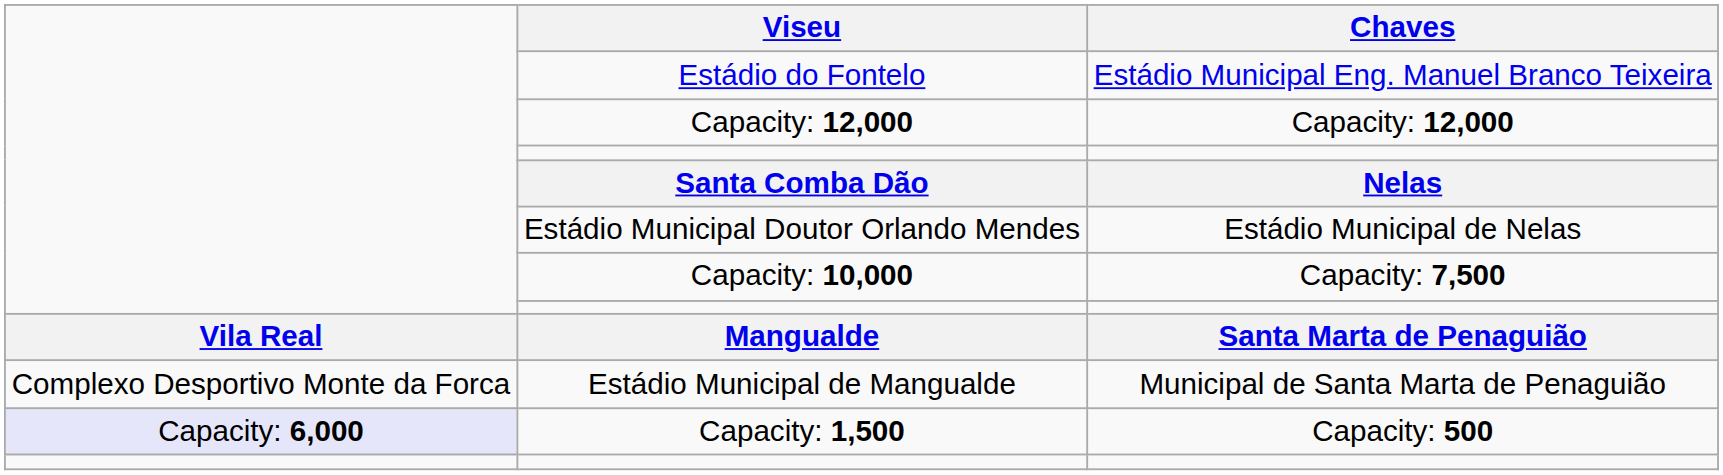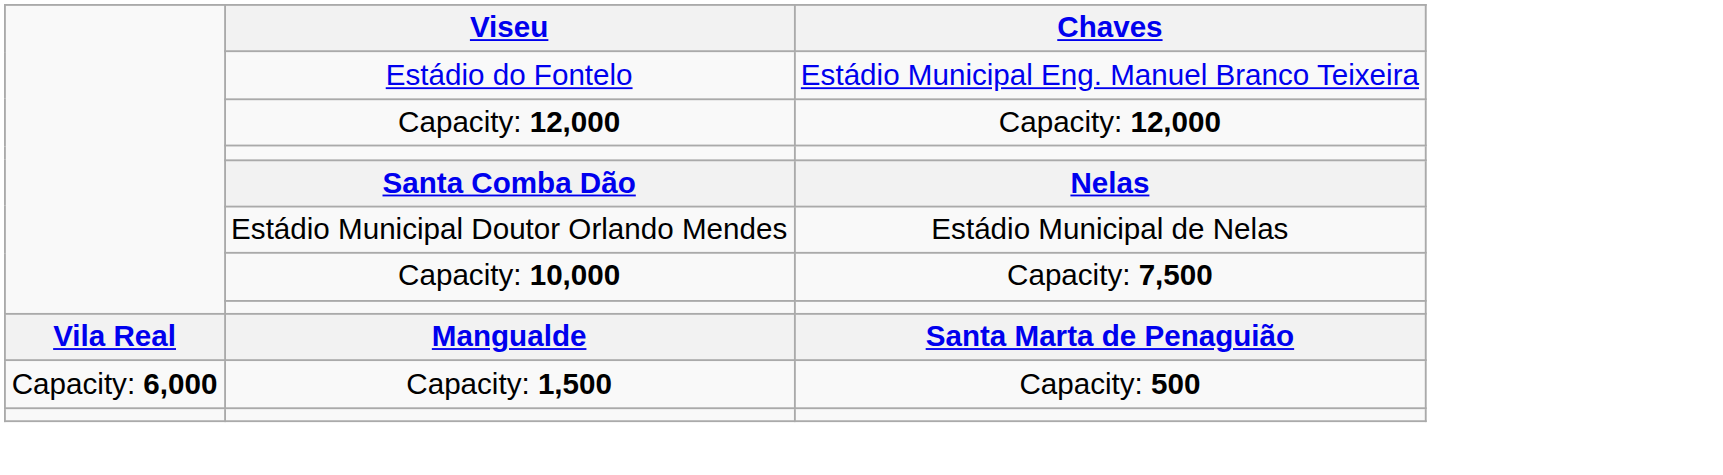- row: (802, 383)
(261, 430) lavender background -> (115, 383) no background
